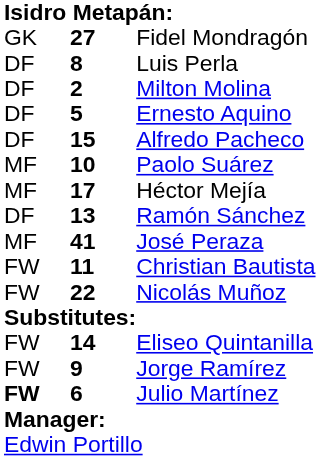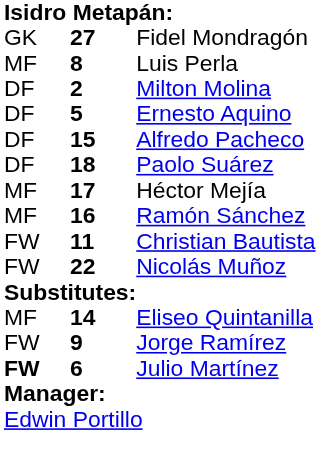(19, 63) DF -> (21, 63) MF
(21, 164) MF -> (19, 164) DF
(83, 164) 10 -> (83, 164) 18
(19, 215) DF -> (21, 215) MF
(83, 215) 13 -> (83, 215) 16
- row: (200, 241)
(22, 342) FW -> (21, 317) MF
